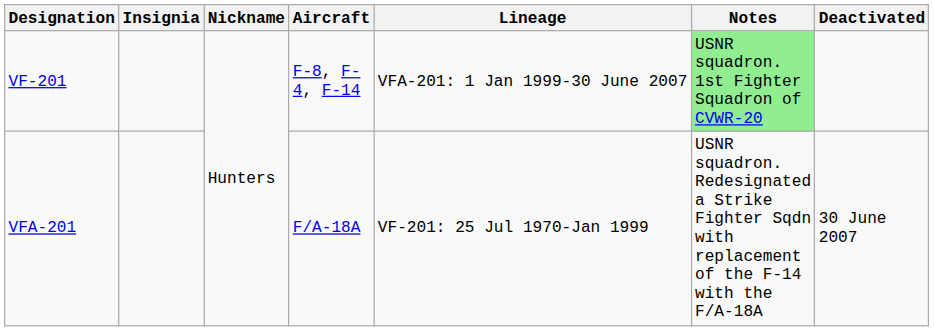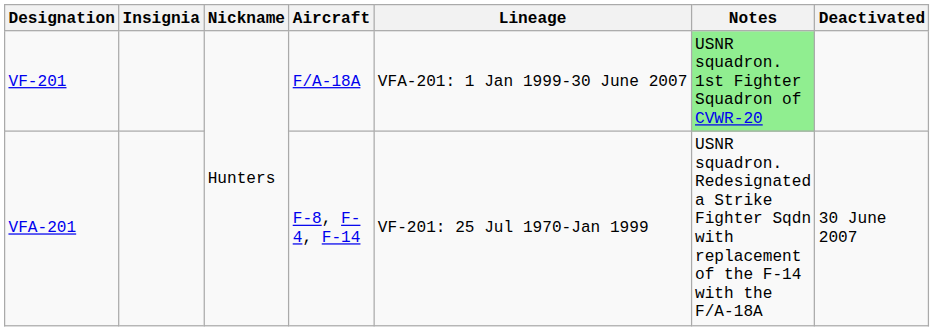(327, 81) F-8, F-4, F-14 -> (327, 81) F/A-18A
(327, 228) F/A-18A -> (327, 228) F-8, F-4, F-14
